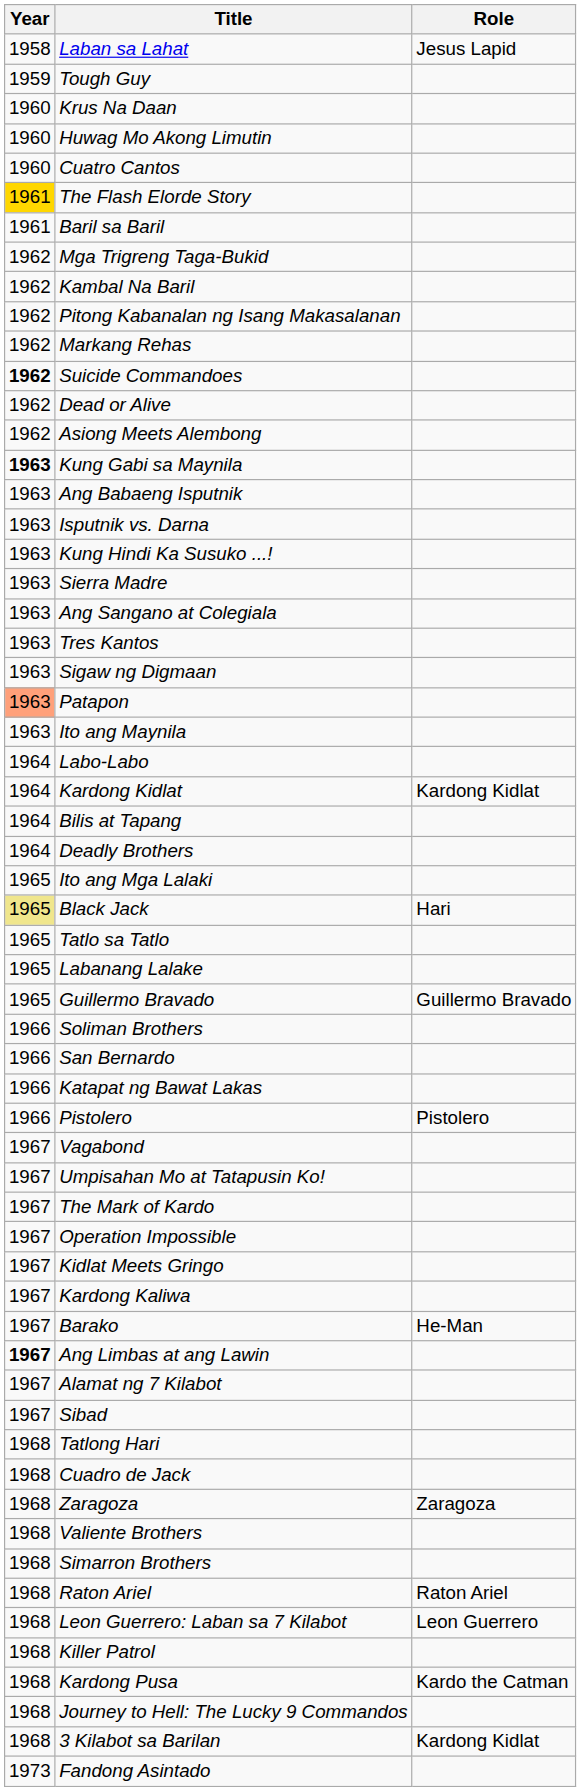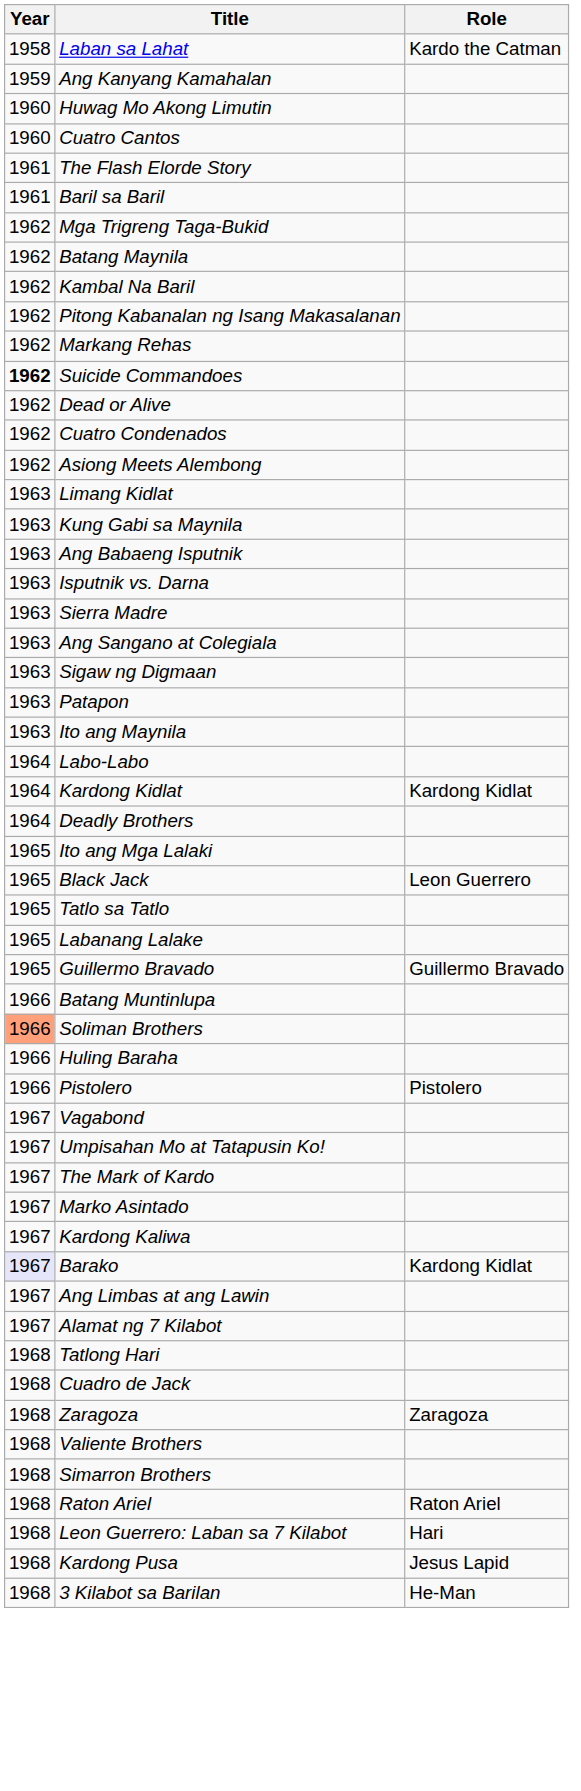(466, 49) Jesus Lapid -> (485, 49) Kardo the Catman
+ row: (165, 78)
- row: (105, 78)
- row: (118, 108)
(30, 197) gold background -> (30, 167) no background
+ row: (124, 256)
+ row: (143, 434)
+ row: (116, 494)
(30, 464) bold -> (30, 524) normal
- row: (166, 553)
- row: (109, 642)
(30, 702) lightsalmon background -> (30, 702) no background
- row: (120, 820)
(30, 910) khaki background -> (30, 880) no background
(434, 910) Hari -> (470, 880) Leon Guerrero
+ row: (137, 999)
(30, 1028) no background -> (30, 1028) lightsalmon background
- row: (117, 1058)
- row: (161, 1088)
+ row: (118, 1058)
- row: (148, 1236)
+ row: (124, 1206)
- row: (141, 1266)
(30, 1325) no background -> (30, 1266) lavender background
(450, 1325) He-Man -> (471, 1266) Kardong Kidlat
(30, 1355) bold -> (30, 1295) normal
- row: (83, 1414)
(477, 1622) Leon Guerrero -> (426, 1533) Hari
- row: (107, 1652)
(492, 1681) Kardo the Catman -> (459, 1563) Jesus Lapid
- row: (233, 1711)
(478, 1741) Kardong Kidlat -> (442, 1592) He-Man
- row: (135, 1770)
